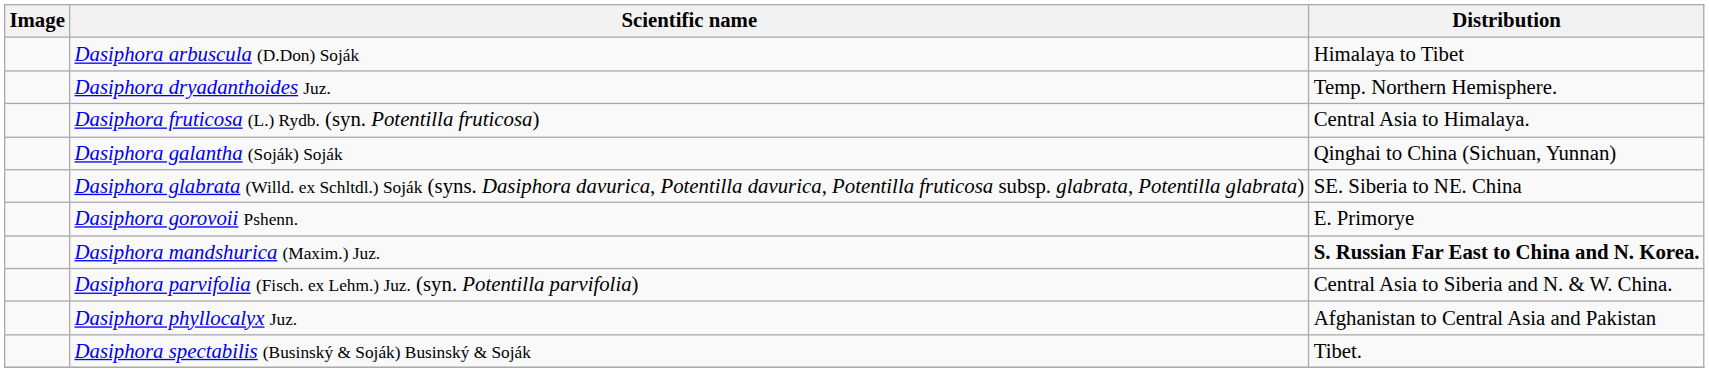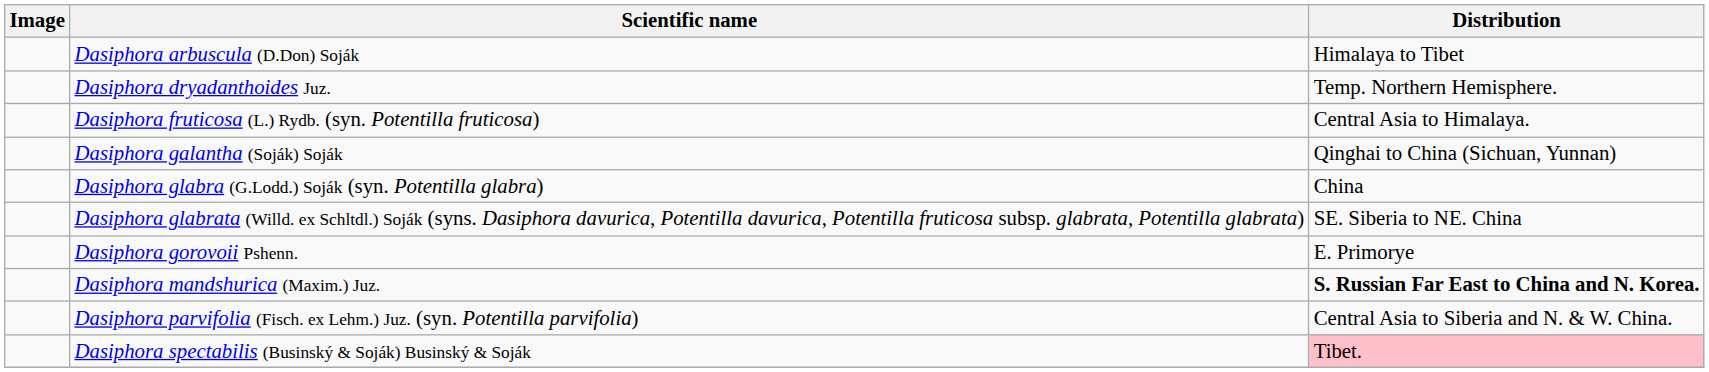+ row: (309, 185)
- row: (186, 317)
(1338, 350) no background -> (1338, 350) pink background
